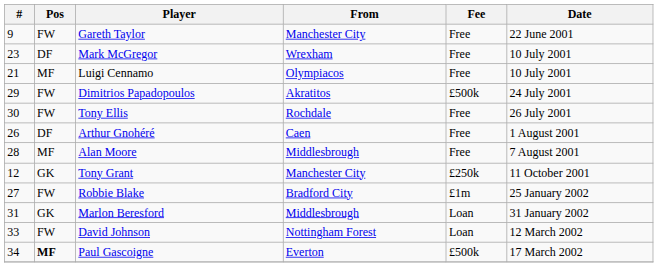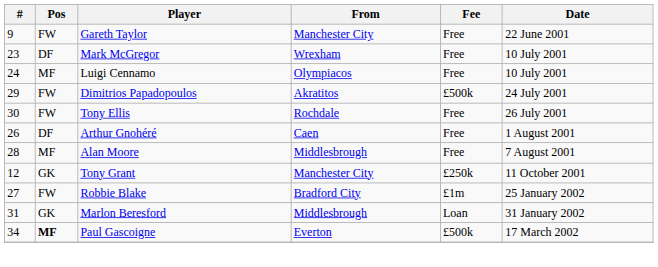(13, 73) 21 -> (13, 73) 24
- row: (114, 232)
